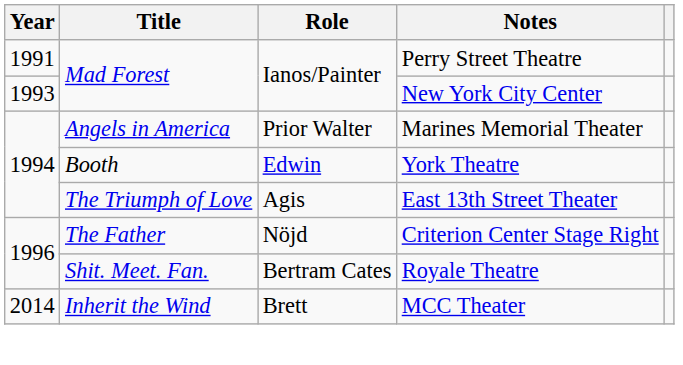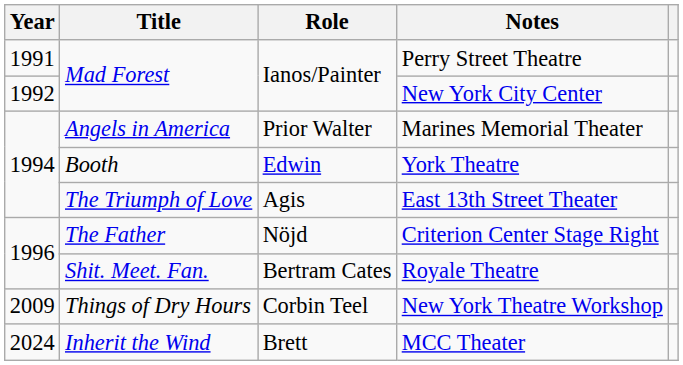(32, 93) 1993 -> (32, 93) 1992
+ row: (532, 306)
(32, 306) 2014 -> (32, 341) 2024
